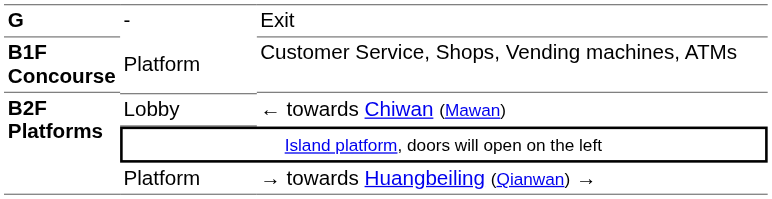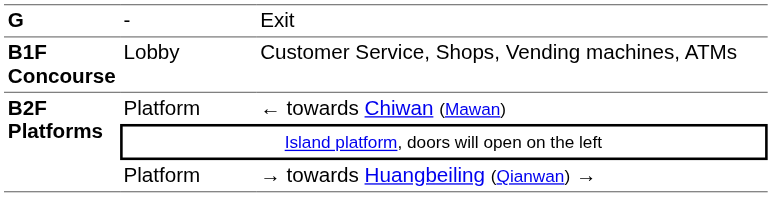(162, 64) Platform -> (152, 52) Lobby
(152, 109) Lobby -> (162, 108) Platform
